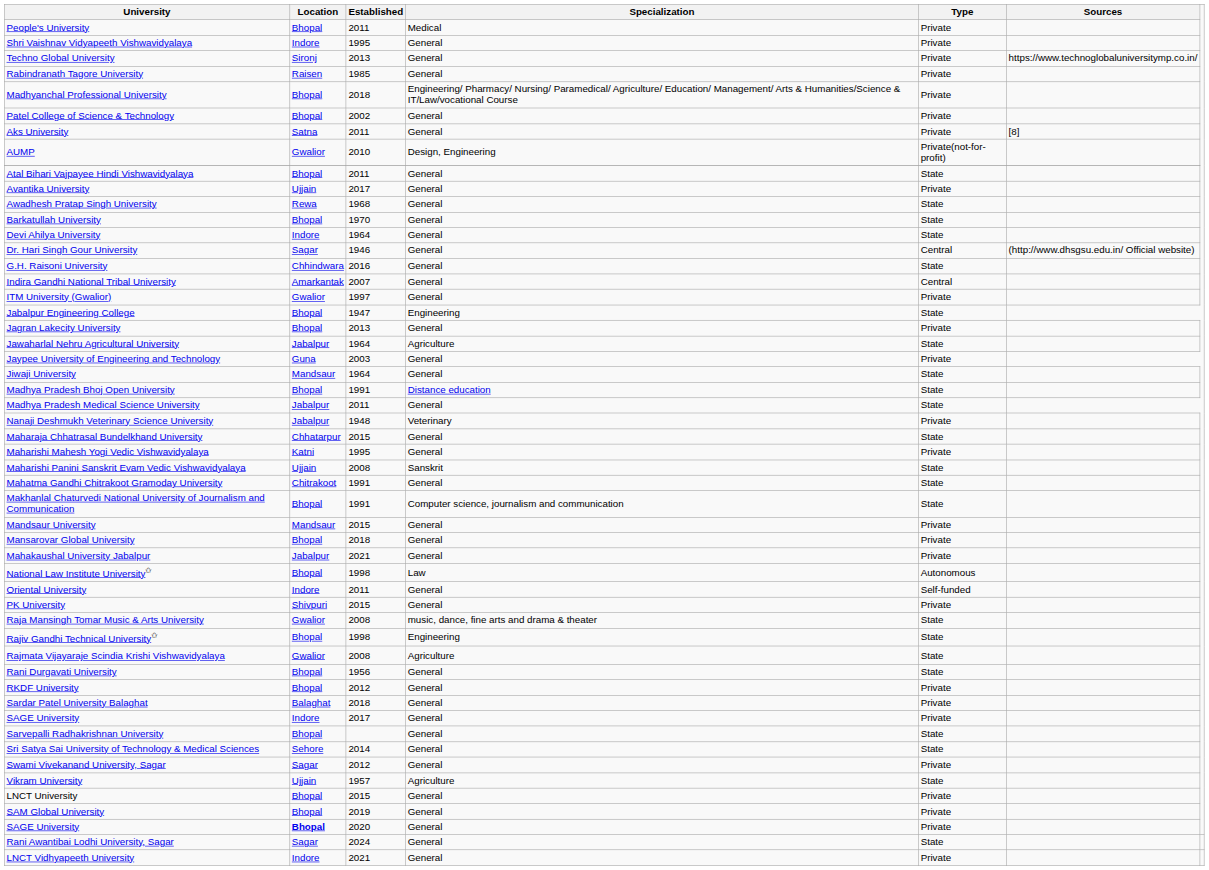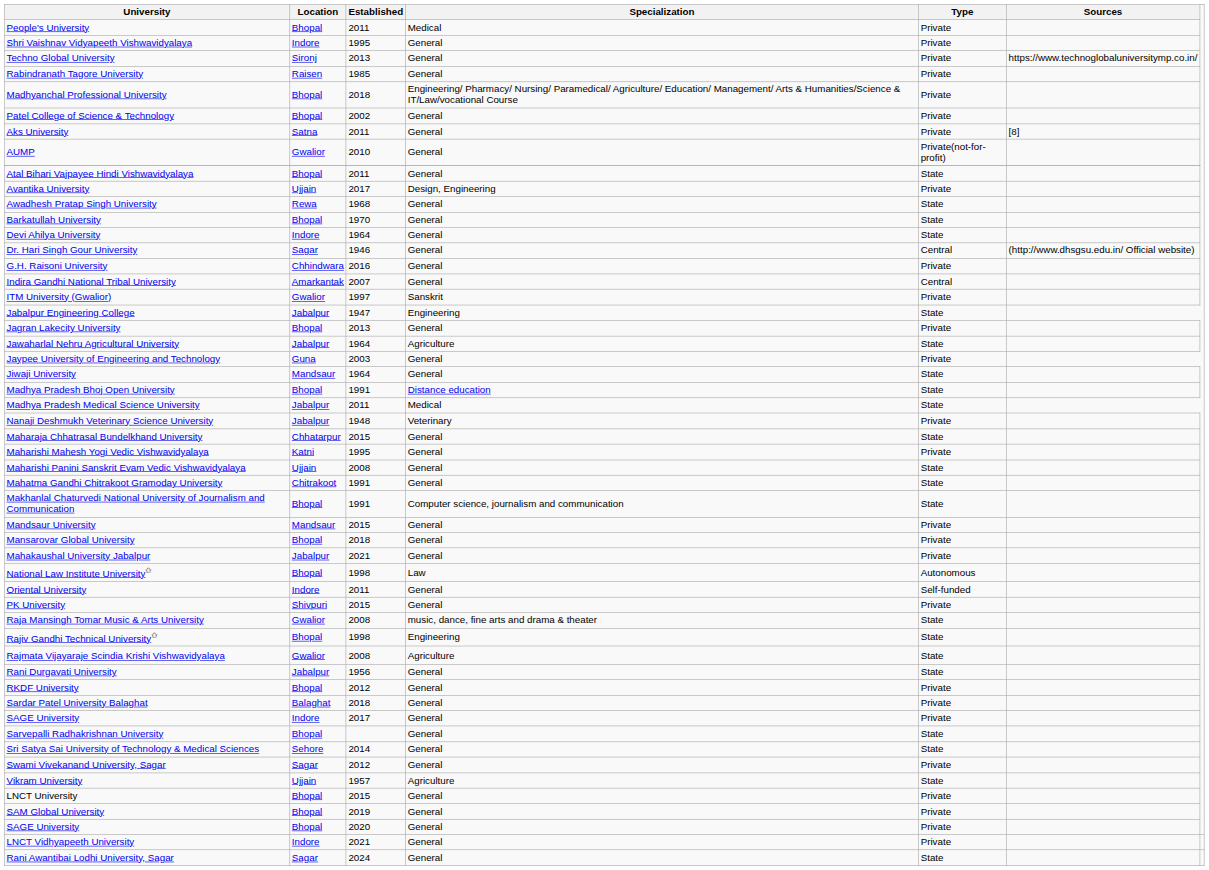(452, 152) Design, Engineering -> (425, 152) General
(425, 188) General -> (452, 188) Design, Engineering
(932, 266) State -> (936, 266) Private
(425, 297) General -> (425, 297) Sanskrit
(307, 312) Bhopal -> (311, 312) Jabalpur
(425, 405) General -> (425, 405) Medical
(425, 467) Sanskrit -> (425, 467) General
(307, 672) Bhopal -> (311, 672) Jabalpur
(308, 827) bold -> (307, 827) normal
rows swapped: (70, 857) <-> (90, 842)
